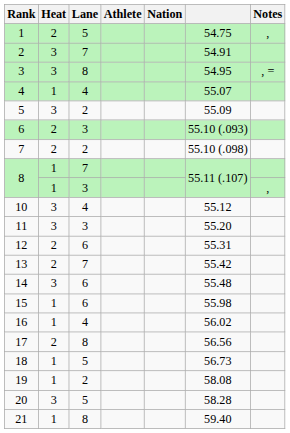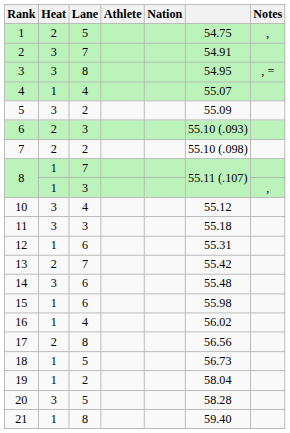(218, 226) 55.20 -> (218, 226) 55.18
(54, 245) 2 -> (54, 245) 1
(218, 380) 58.08 -> (218, 380) 58.04
